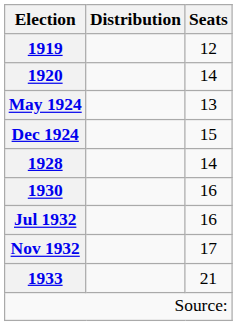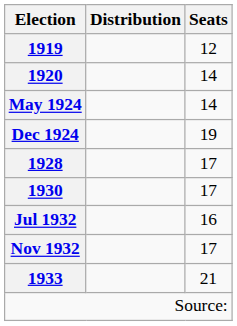(208, 105) 13 -> (208, 105) 14
(208, 134) 15 -> (208, 134) 19
(208, 162) 14 -> (208, 162) 17
(208, 191) 16 -> (208, 191) 17
